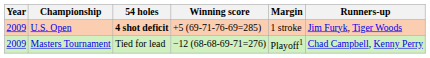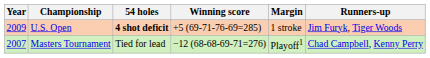(16, 44) 2009 -> (16, 44) 2007
